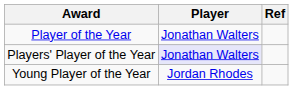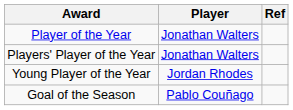(210, 54) lavender background -> (210, 54) no background
+ row: (81, 94)
